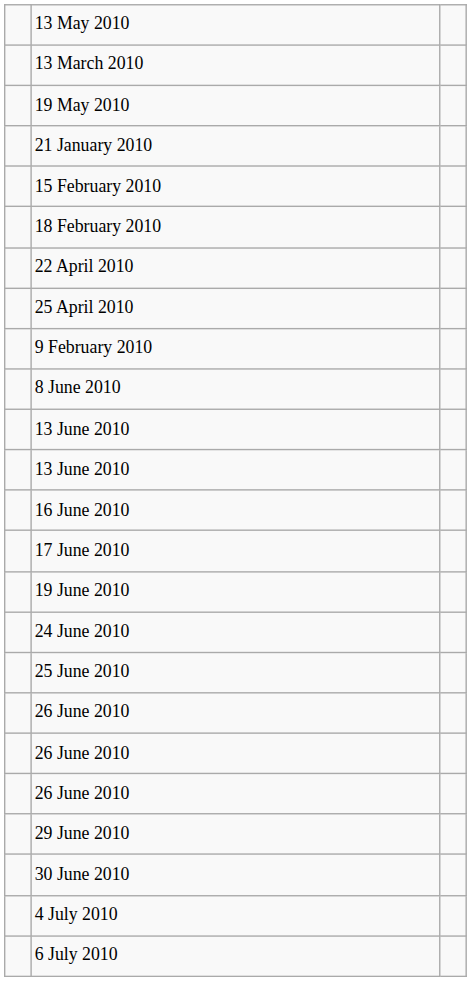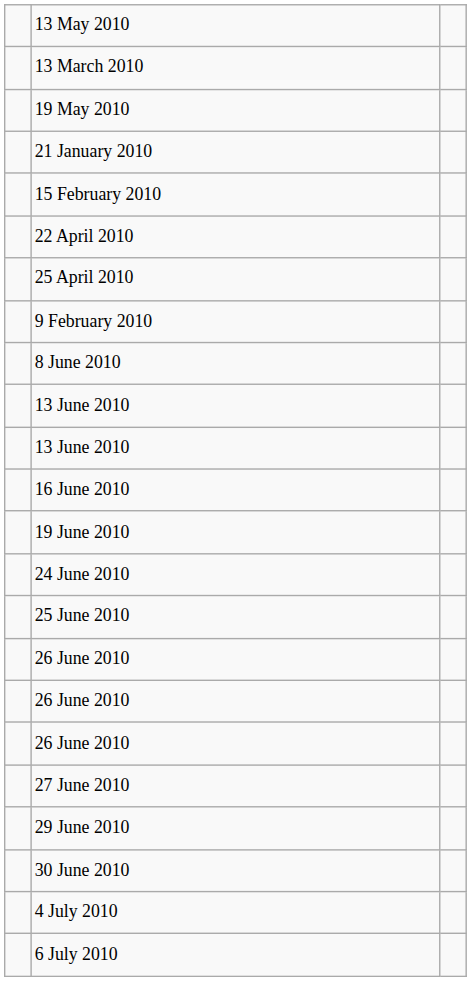- row: (18, 227)
- row: (18, 551)
+ row: (18, 786)
